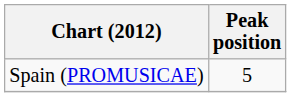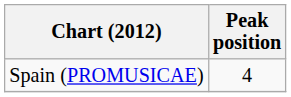(247, 75) 5 -> (247, 75) 4
